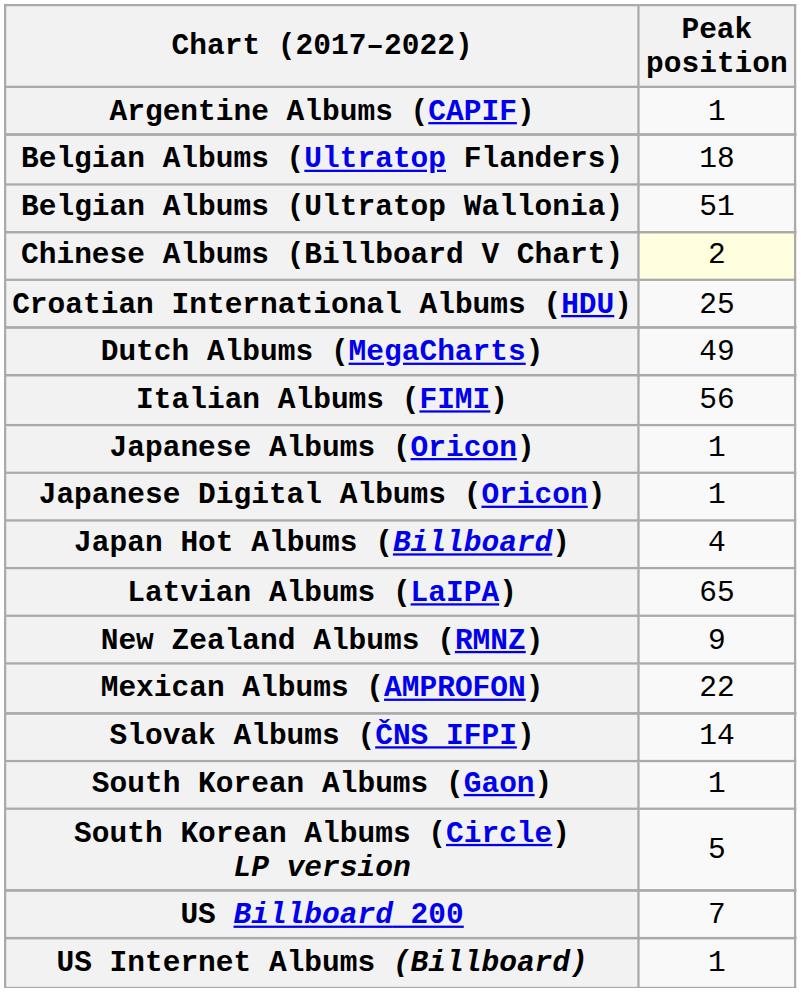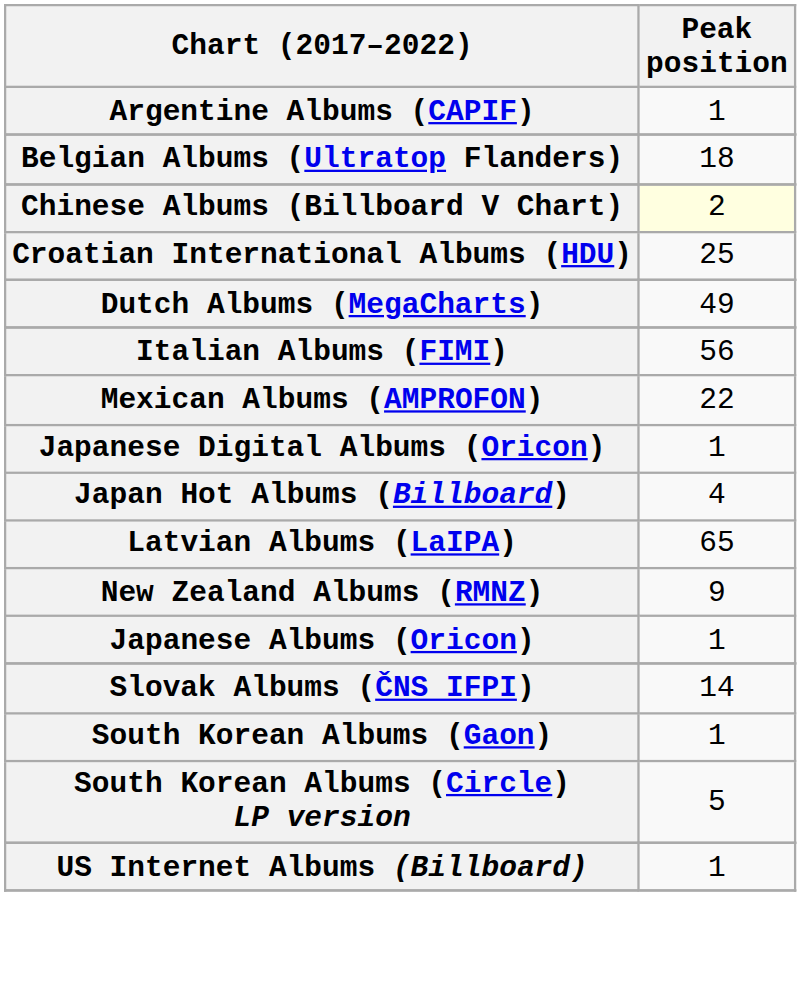- row: (322, 208)
rows swapped: (322, 448) <-> (322, 688)
- row: (322, 915)
